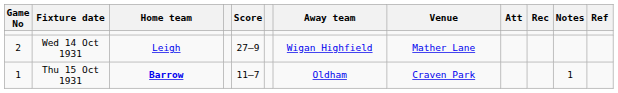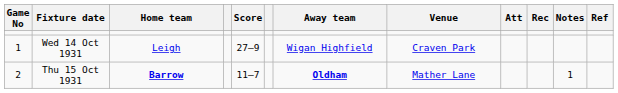(18, 49) 2 -> (18, 49) 1
(444, 49) Mather Lane -> (444, 49) Craven Park
(18, 75) 1 -> (18, 75) 2
(330, 75) normal -> (330, 75) bold
(444, 75) Craven Park -> (444, 75) Mather Lane
